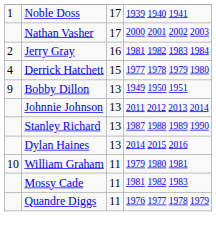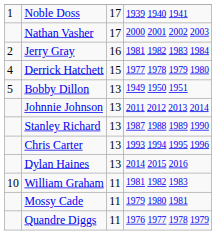(10, 88) 9 -> (10, 88) 5
+ row: (53, 145)
(157, 164) 1979 1980 1981 -> (157, 182) 1981 1982 1983
(157, 182) 1981 1982 1983 -> (157, 201) 1979 1980 1981
